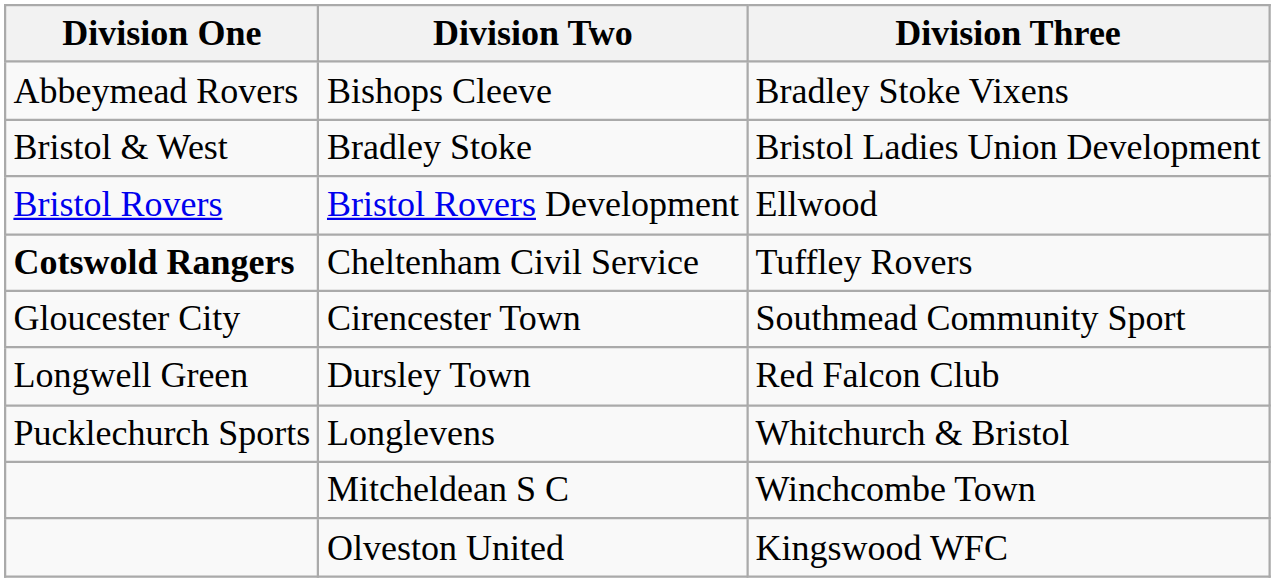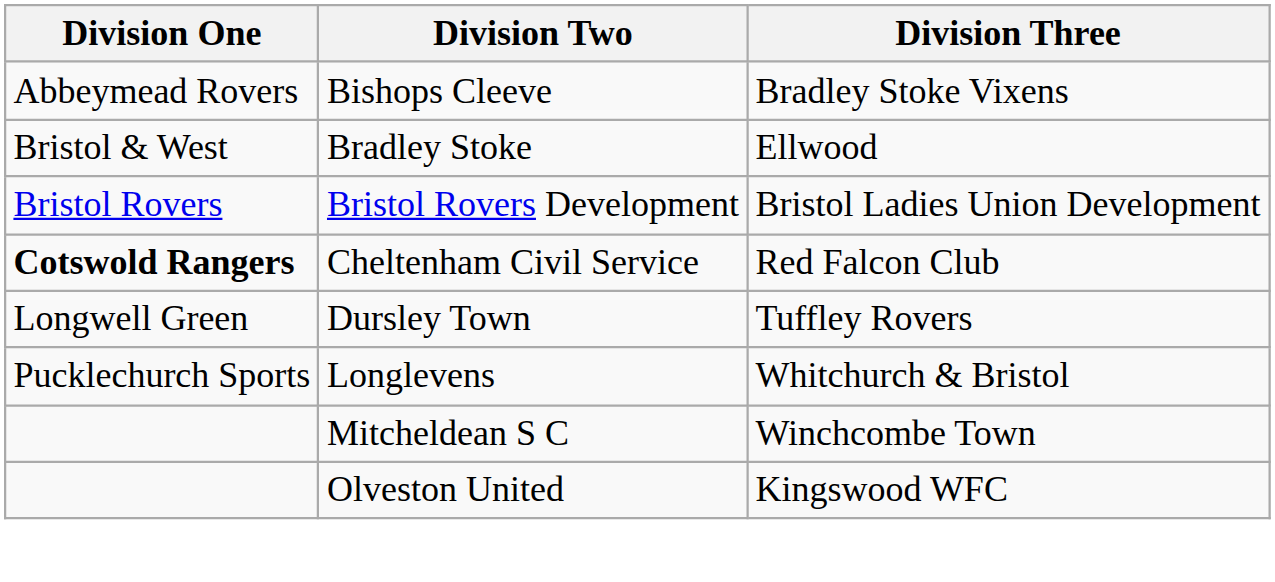(1008, 147) Bristol Ladies Union Development -> (817, 147) Ellwood
(817, 204) Ellwood -> (1008, 204) Bristol Ladies Union Development
(864, 261) Tuffley Rovers -> (878, 261) Red Falcon Club
- row: (454, 318)
(878, 375) Red Falcon Club -> (864, 318) Tuffley Rovers
